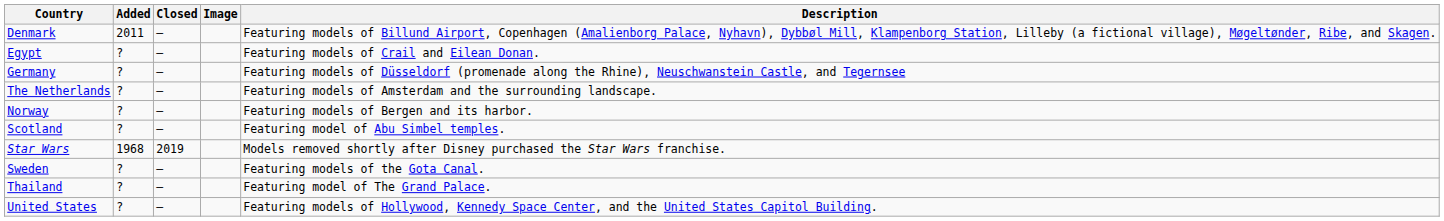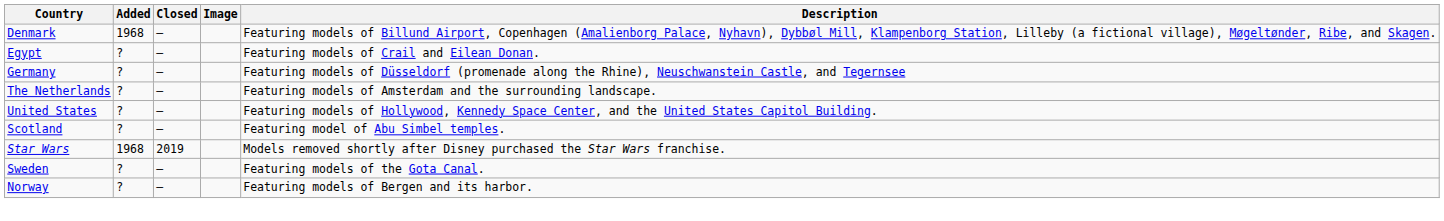(130, 33) 2011 -> (130, 33) 1968
rows swapped: (28, 110) <-> (52, 206)
- row: (35, 187)
